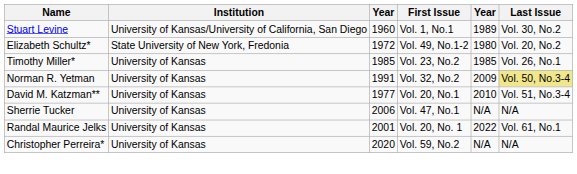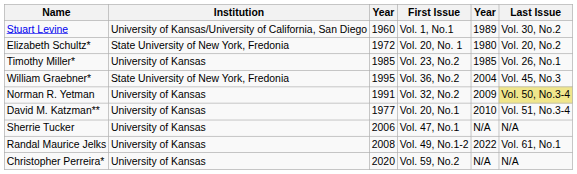(434, 45) Vol. 49, No.1-2 -> (431, 45) Vol. 20, No. 1
+ row: (49, 78)
(383, 128) 2001 -> (383, 144) 2008
(431, 128) Vol. 20, No. 1 -> (434, 144) Vol. 49, No.1-2
